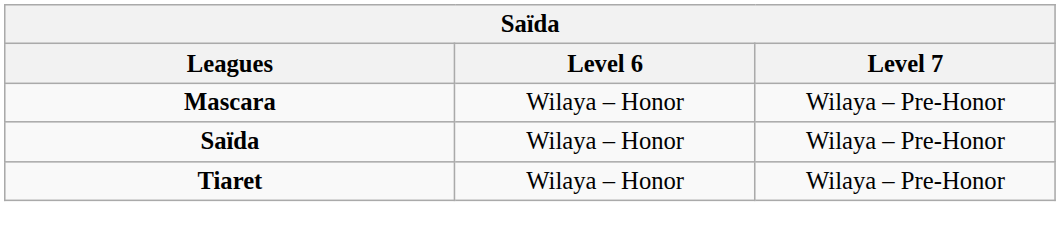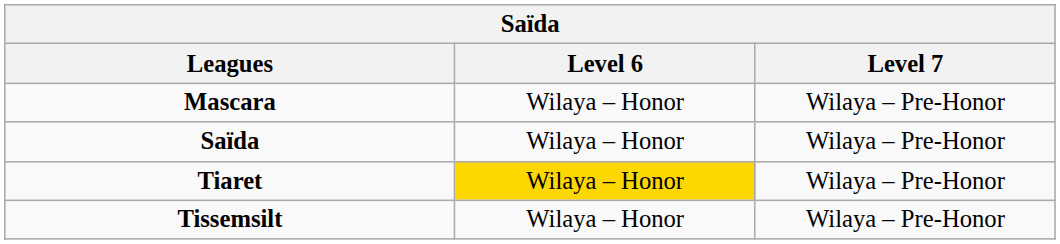(605, 180) no background -> (605, 180) gold background
+ row: (230, 219)
